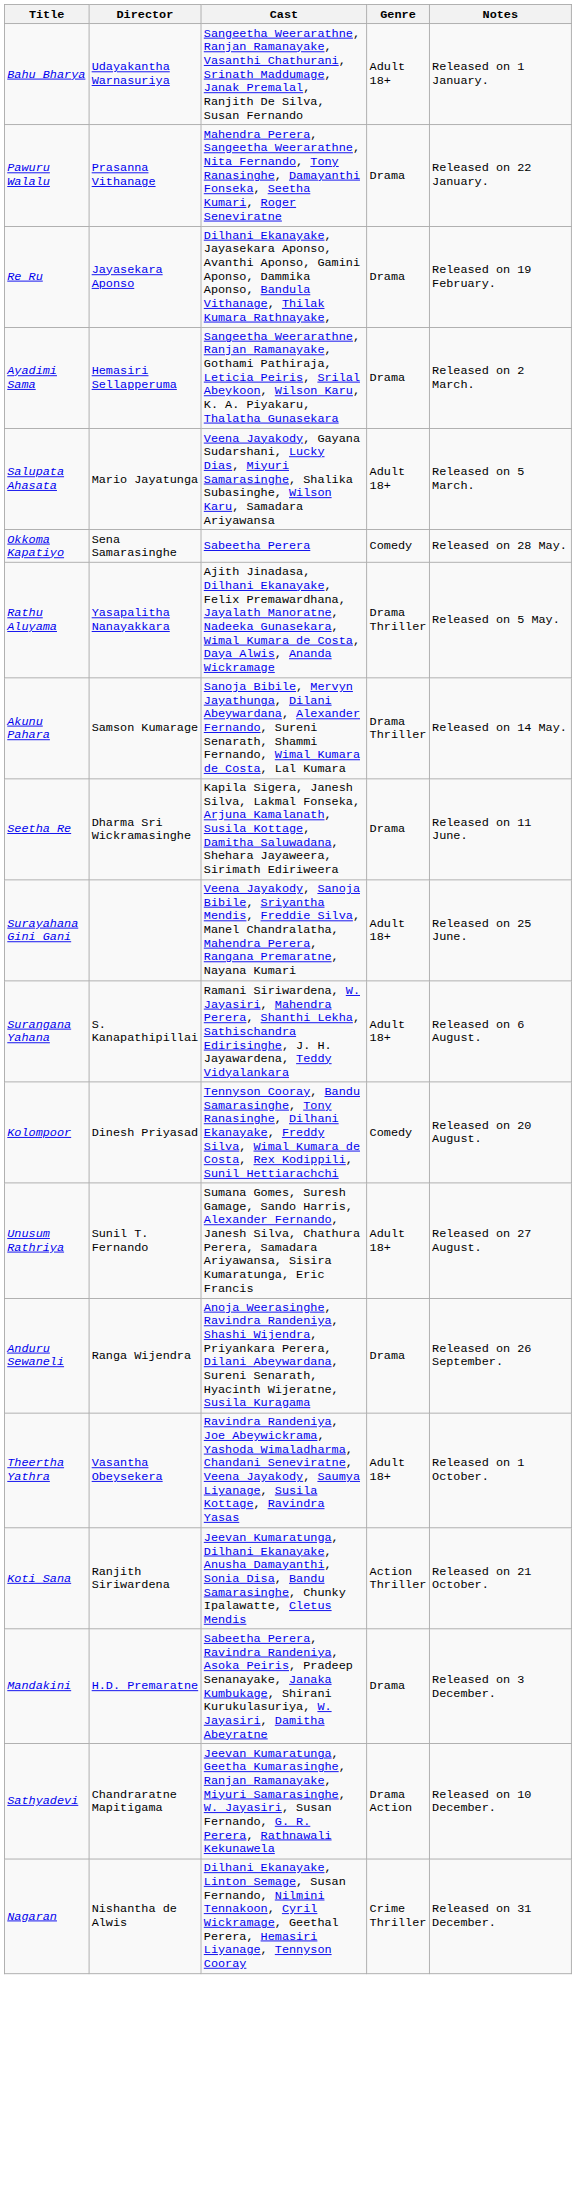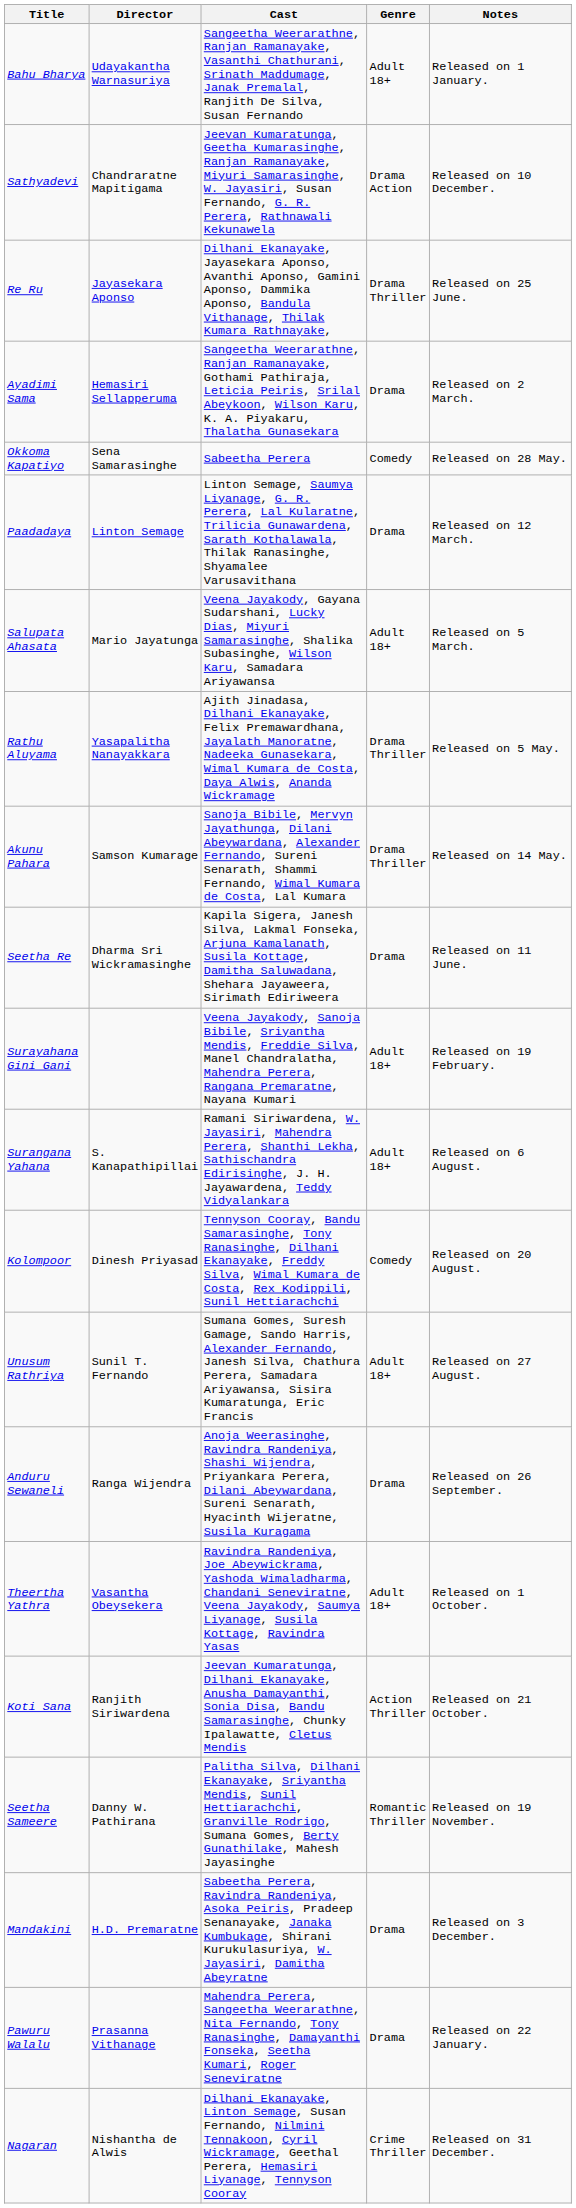rows swapped: (29, 176) <-> (43, 1801)
(387, 277) Drama -> (398, 290) Drama Thriller
(482, 277) Released on 19 February. -> (482, 290) Released on 25 June.
rows swapped: (36, 479) <-> (36, 546)
+ row: (39, 532)
(482, 930) Released on 25 June. -> (482, 1059) Released on 19 February.
+ row: (32, 1815)
